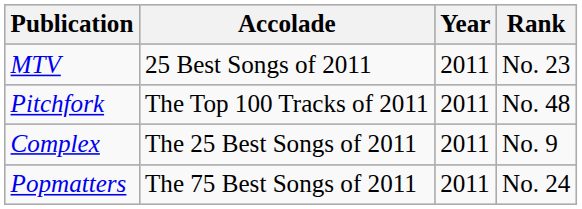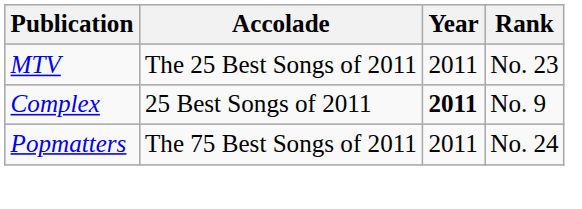(258, 64) 25 Best Songs of 2011 -> (281, 64) The 25 Best Songs of 2011
- row: (57, 104)
(281, 143) The 25 Best Songs of 2011 -> (258, 104) 25 Best Songs of 2011
(465, 143) normal -> (453, 104) bold
